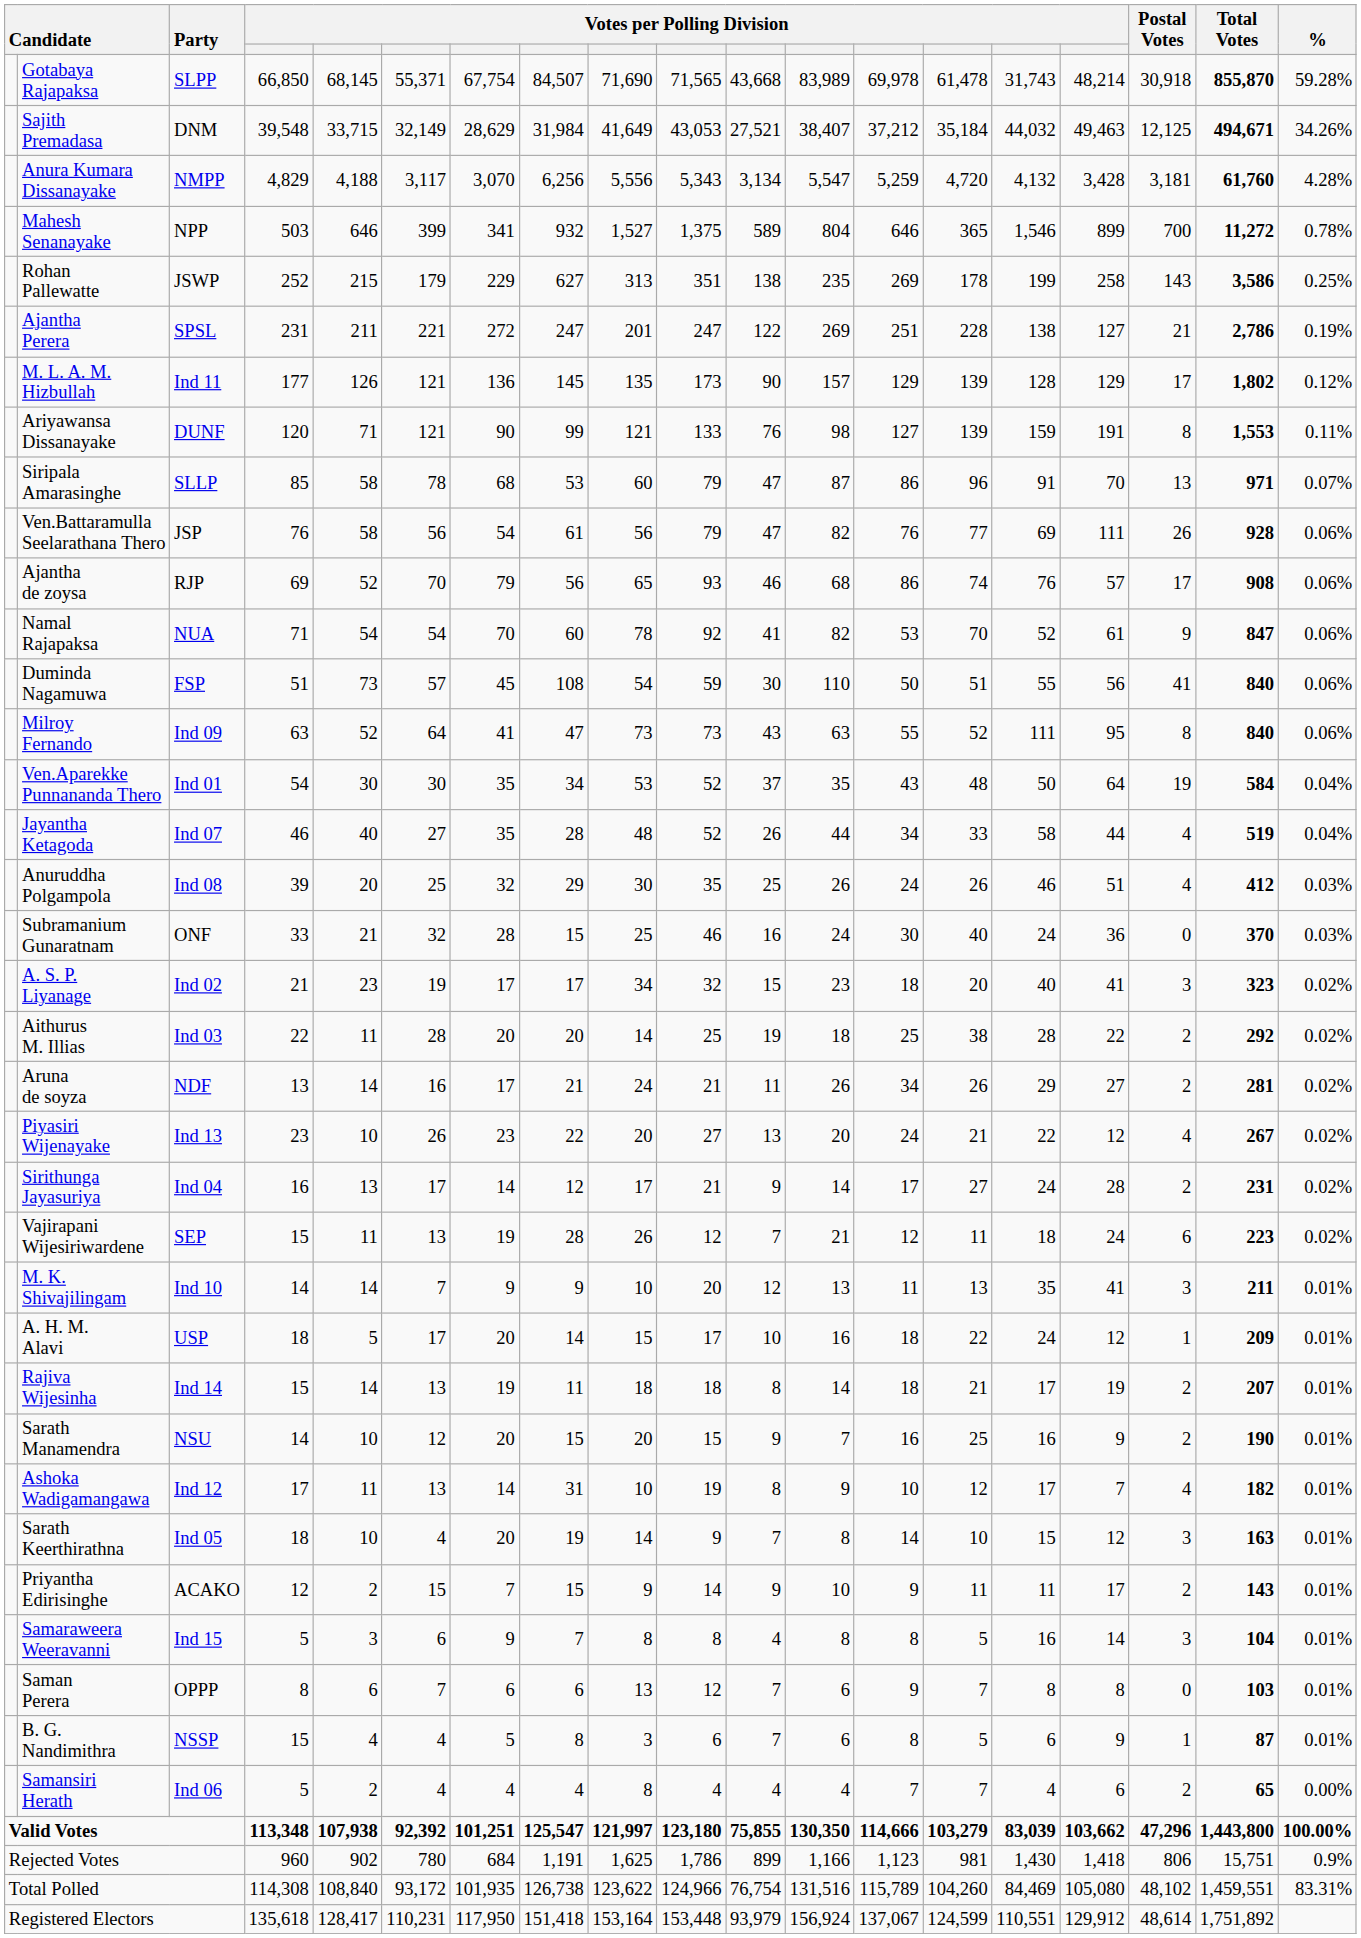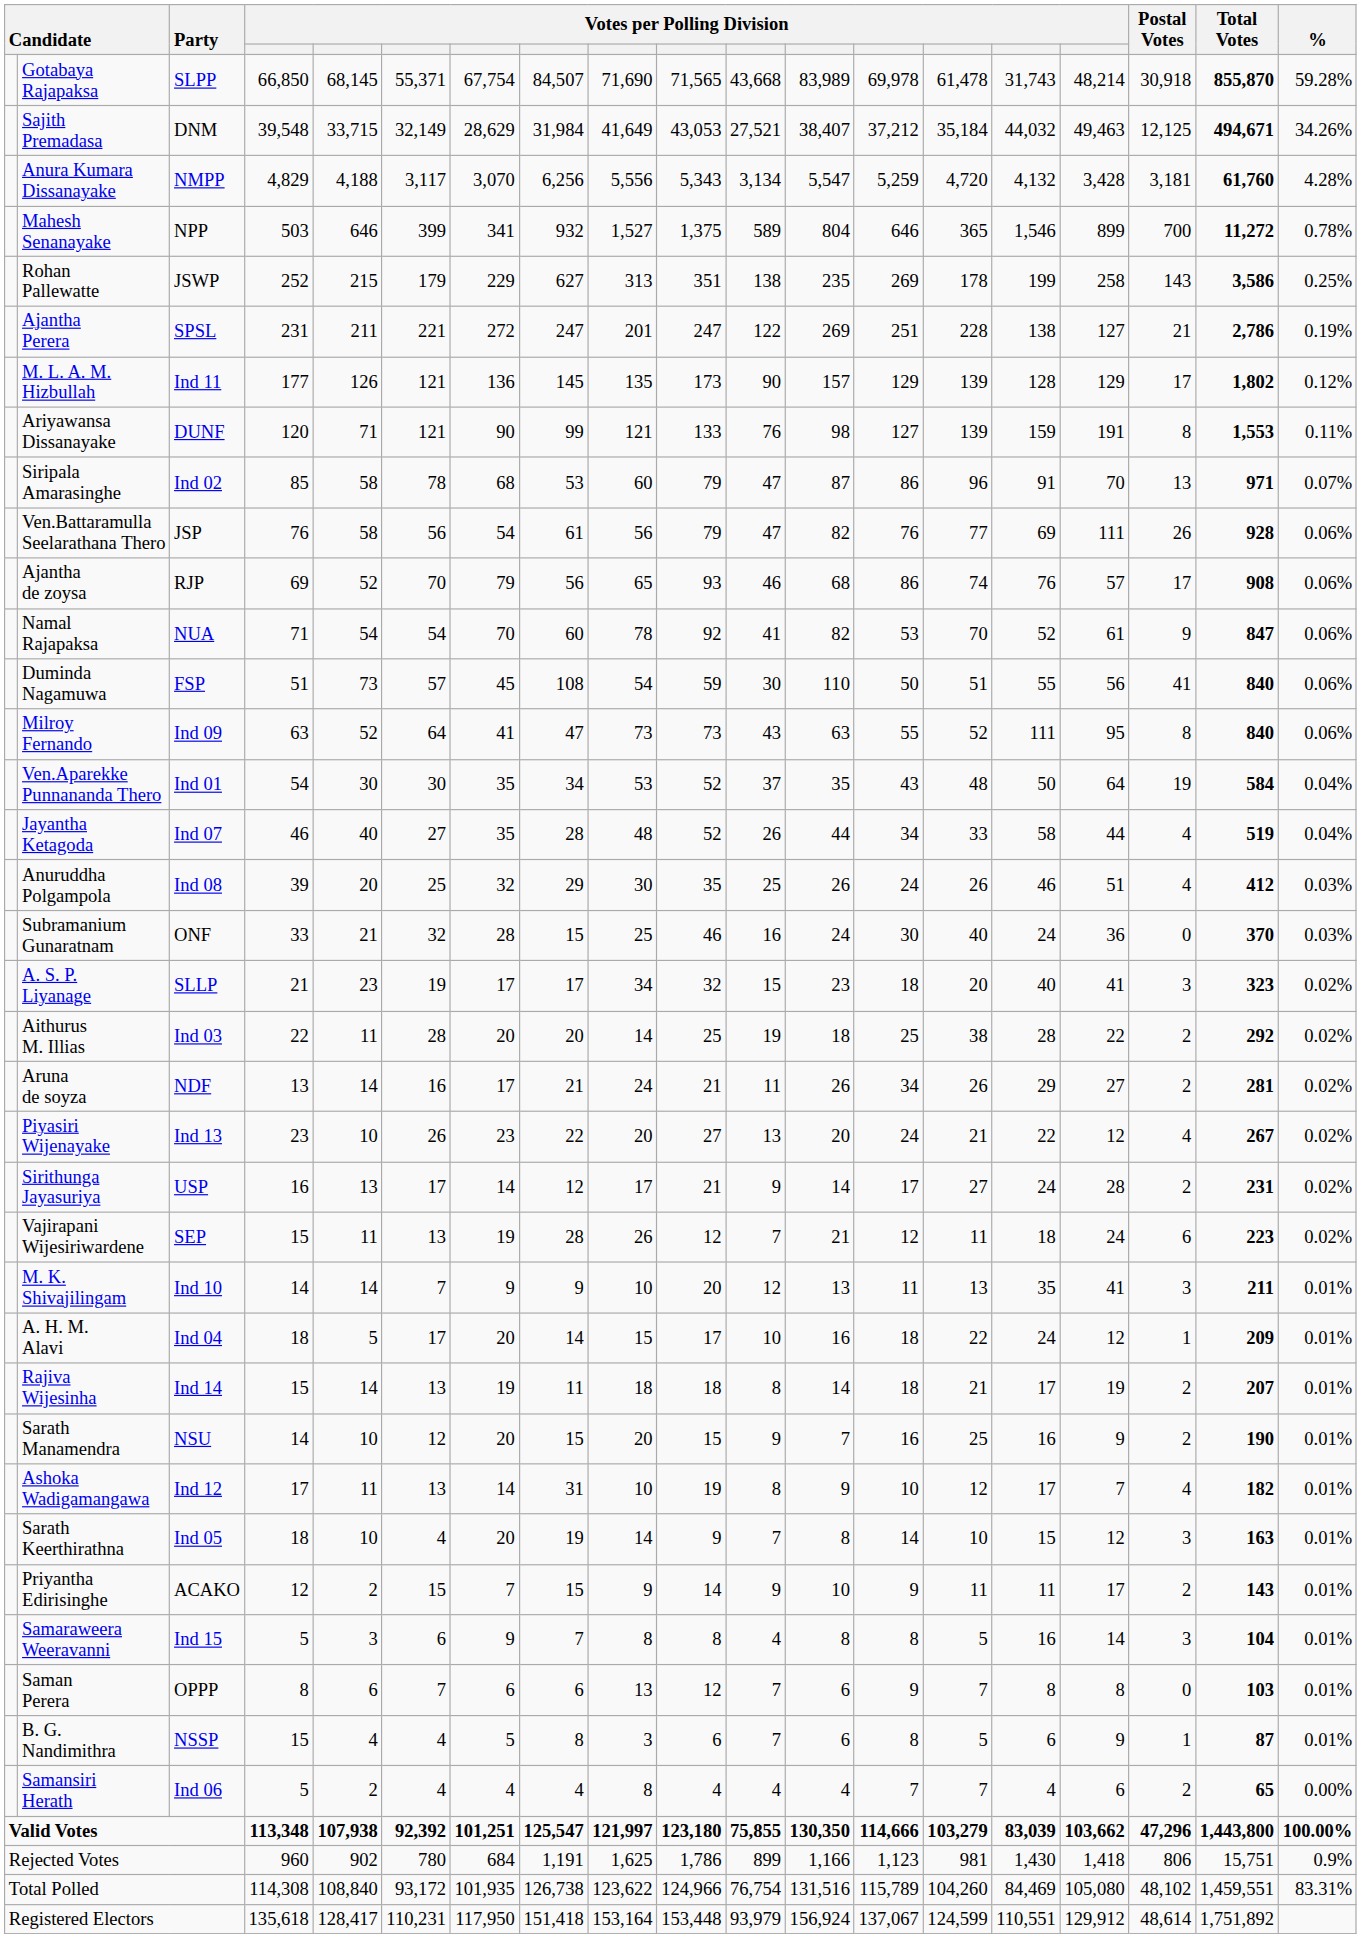(196, 482) SLLP -> (198, 482) Ind 02
(198, 985) Ind 02 -> (196, 985) SLLP
(198, 1186) Ind 04 -> (191, 1186) USP
(191, 1337) USP -> (198, 1337) Ind 04
